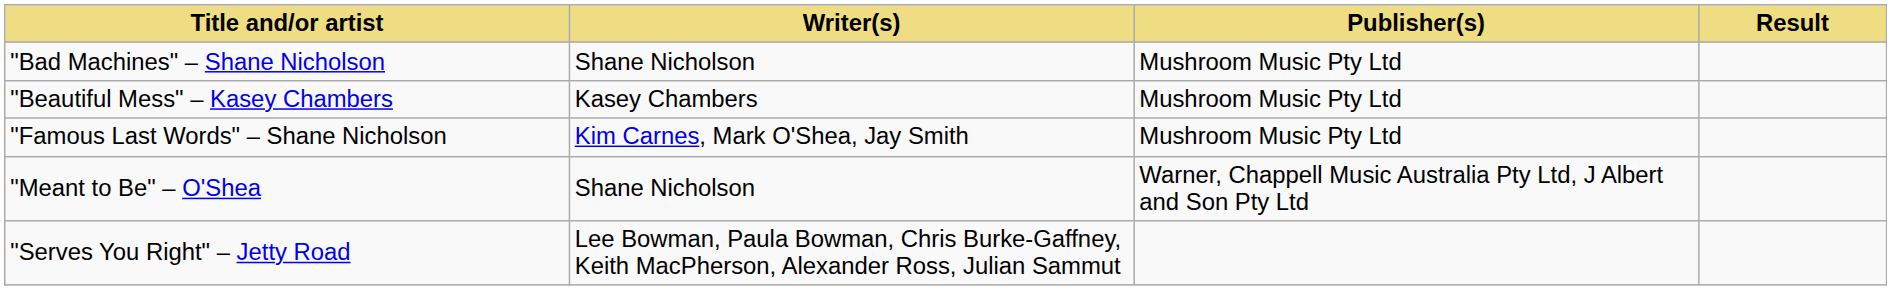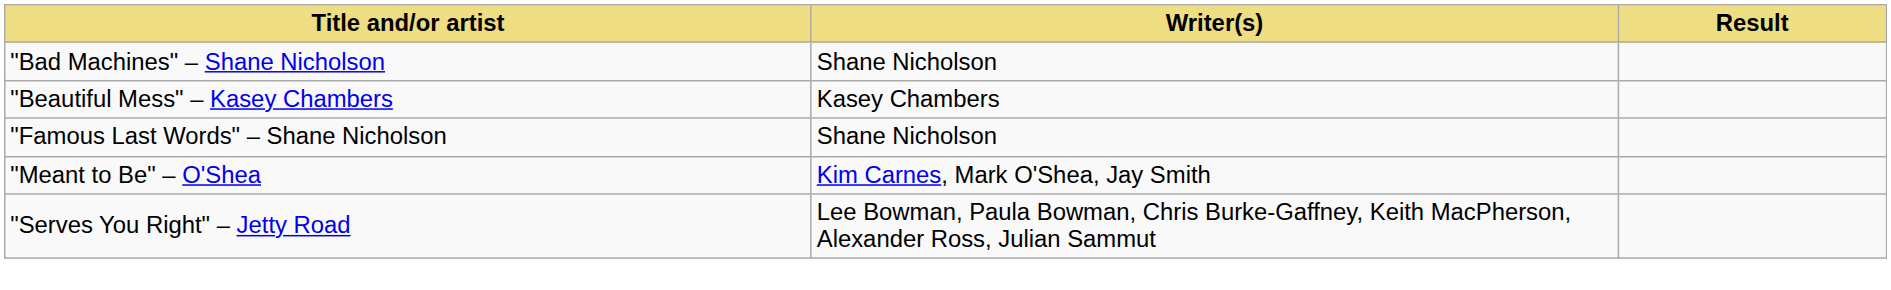- column: (1416, 23)
(772, 136) Kim Carnes, Mark O'Shea, Jay Smith -> (907, 136) Shane Nicholson
(665, 188) Shane Nicholson -> (1014, 174) Kim Carnes, Mark O'Shea, Jay Smith
